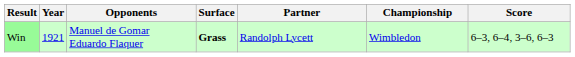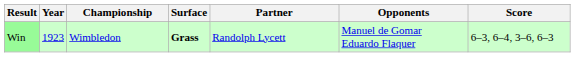columns swapped: (417, 13) <-> (131, 13)
(53, 36) 1921 -> (53, 36) 1923
